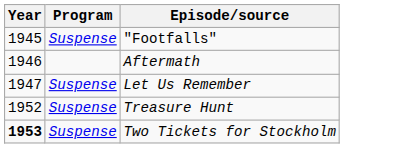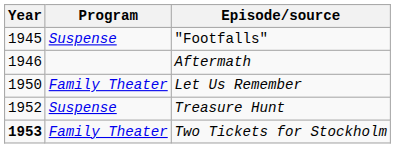(25, 85) 1947 -> (25, 85) 1950
(83, 85) Suspense -> (108, 85) Family Theater
(83, 132) Suspense -> (108, 132) Family Theater
